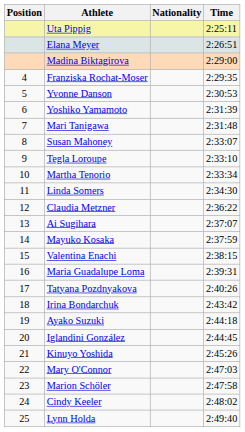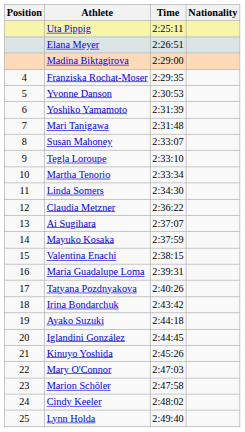columns swapped: (177, 12) <-> (222, 12)
